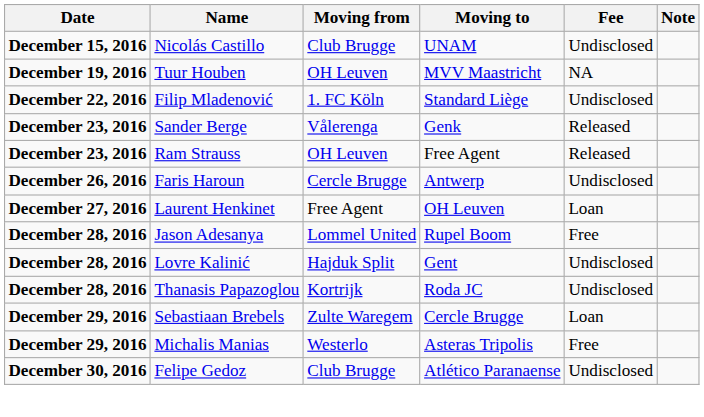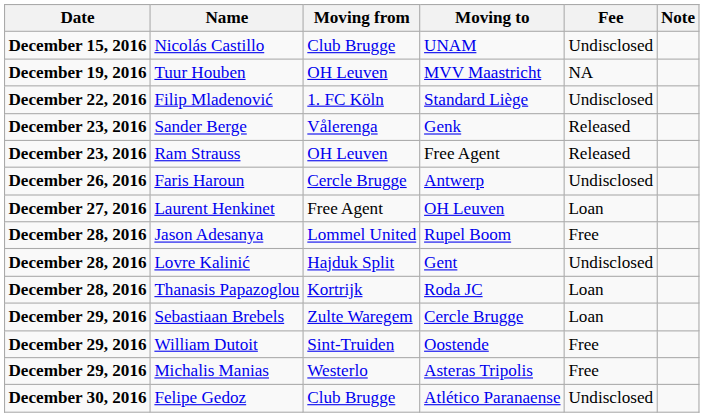(611, 289) Undisclosed -> (586, 289) Loan
+ row: (206, 343)
